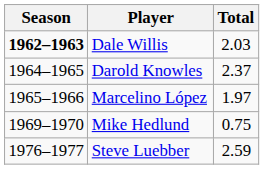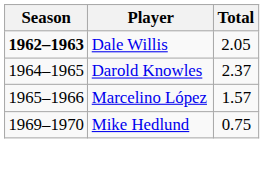(236, 44) 2.03 -> (236, 44) 2.05
(234, 97) 1.97 -> (234, 97) 1.57
- row: (140, 151)
